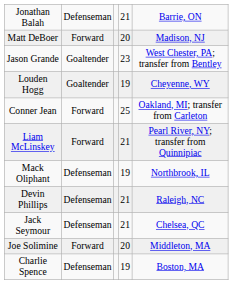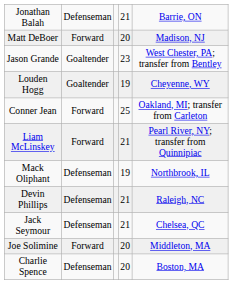(125, 266) 19 -> (125, 266) 20
